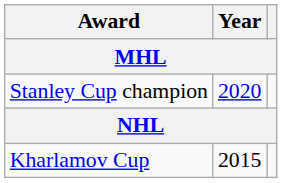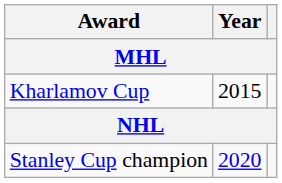rows swapped: (80, 159) <-> (109, 90)
